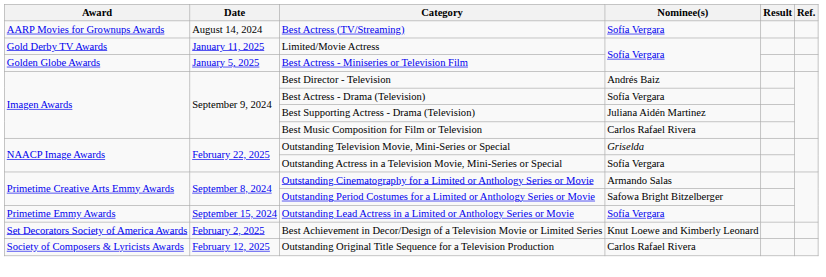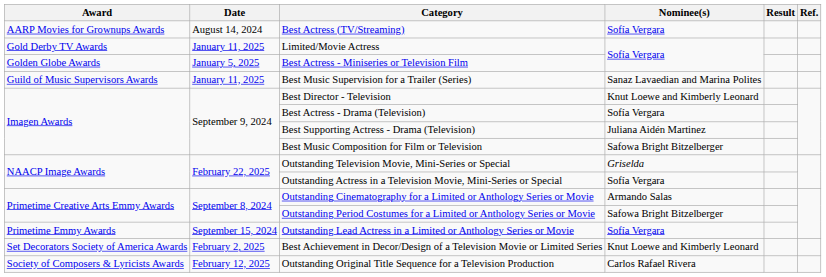+ row: (377, 79)
(633, 79) Andrés Baiz -> (683, 96) Knut Loewe and Kimberly Leonard
(651, 130) Carlos Rafael Rivera -> (665, 146) Safowa Bright Bitzelberger
